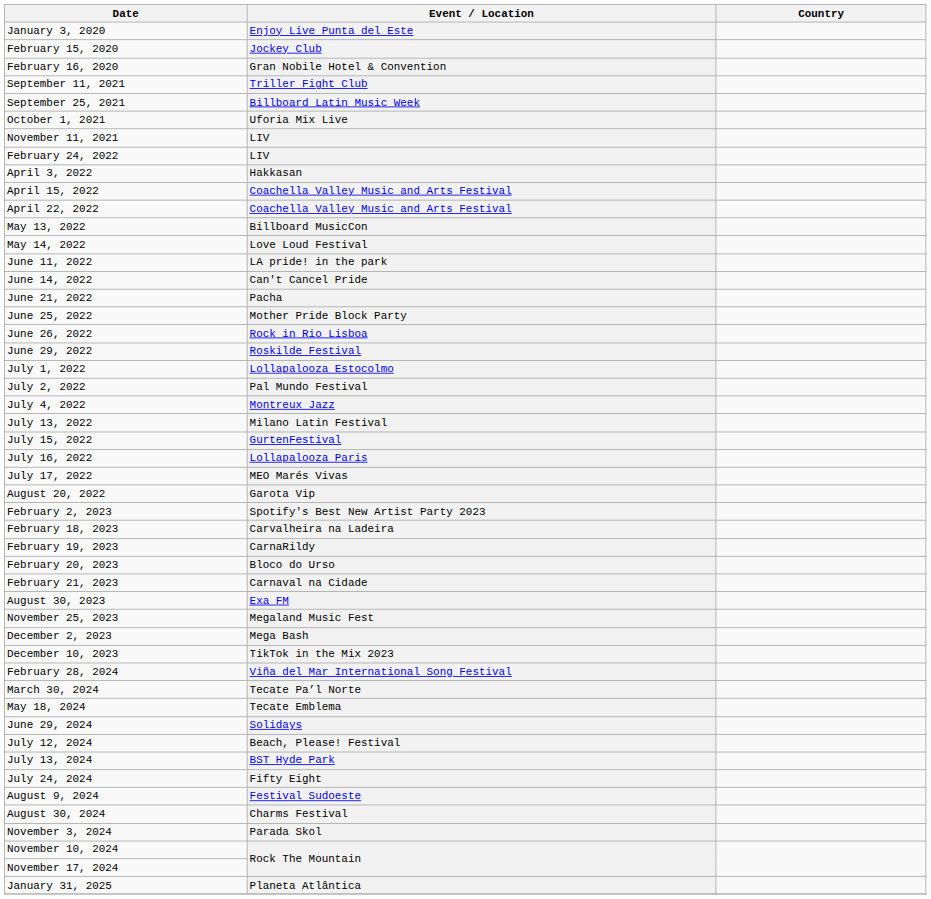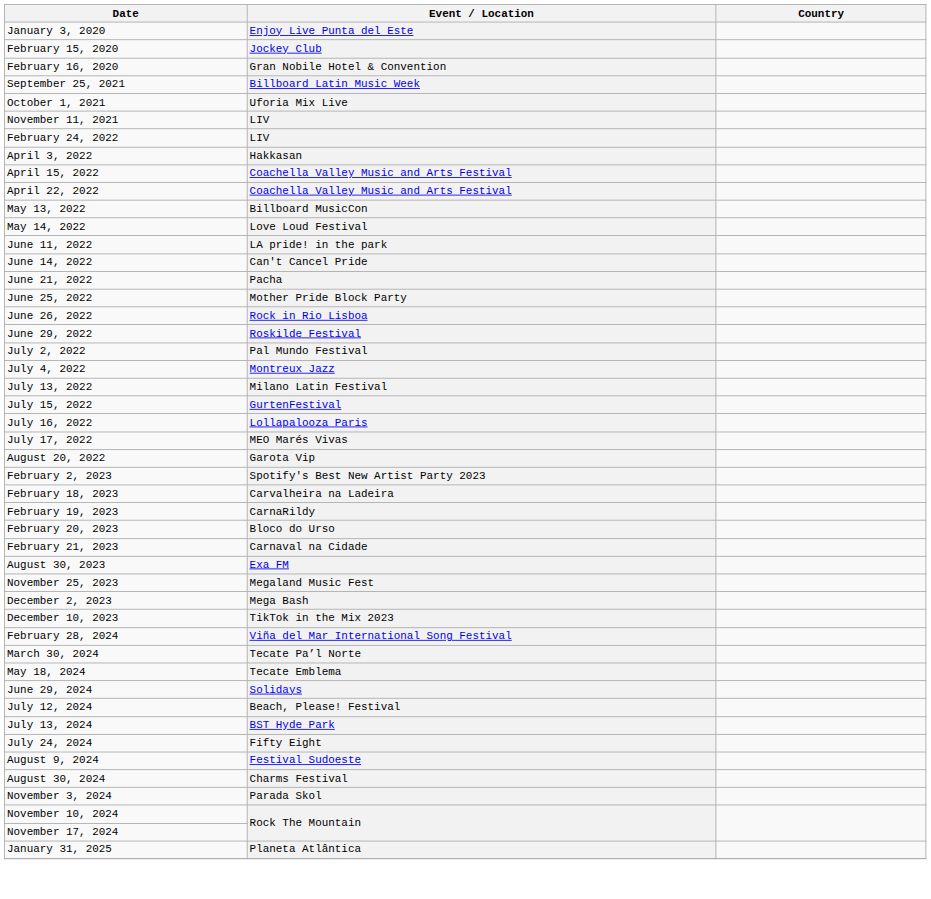- row: (66, 85)
- row: (46, 369)
